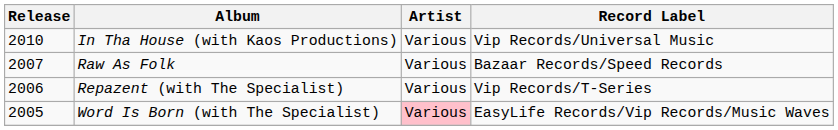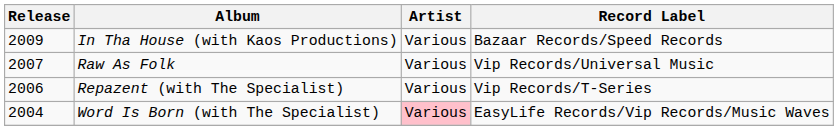(26, 41) 2010 -> (26, 41) 2009
(594, 41) Vip Records/Universal Music -> (598, 41) Bazaar Records/Speed Records
(598, 65) Bazaar Records/Speed Records -> (594, 65) Vip Records/Universal Music
(26, 113) 2005 -> (26, 113) 2004
